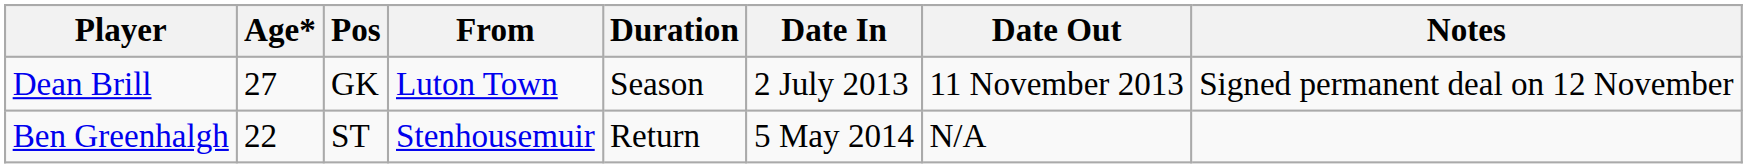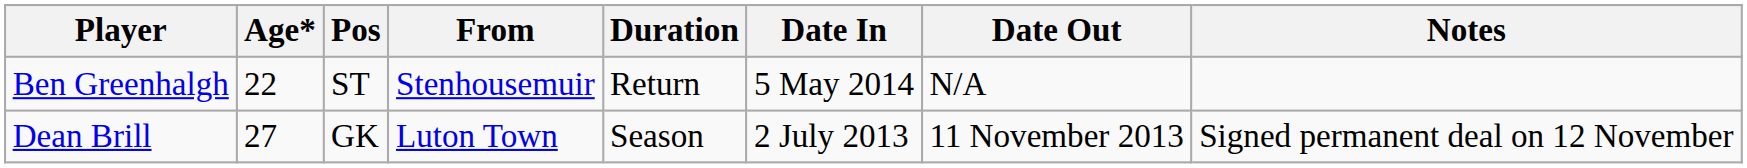rows swapped: (82, 83) <-> (121, 135)
